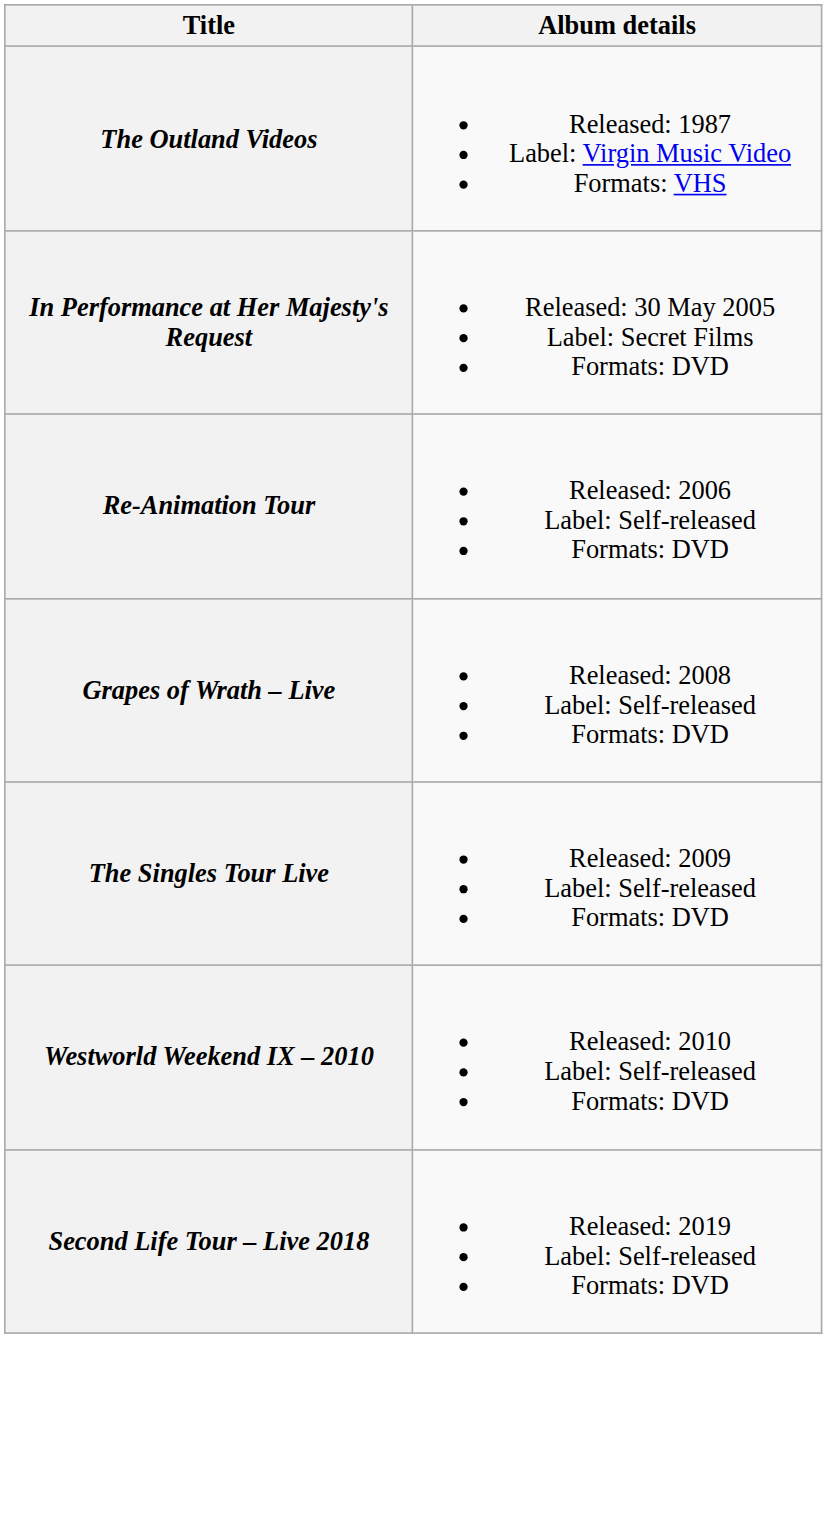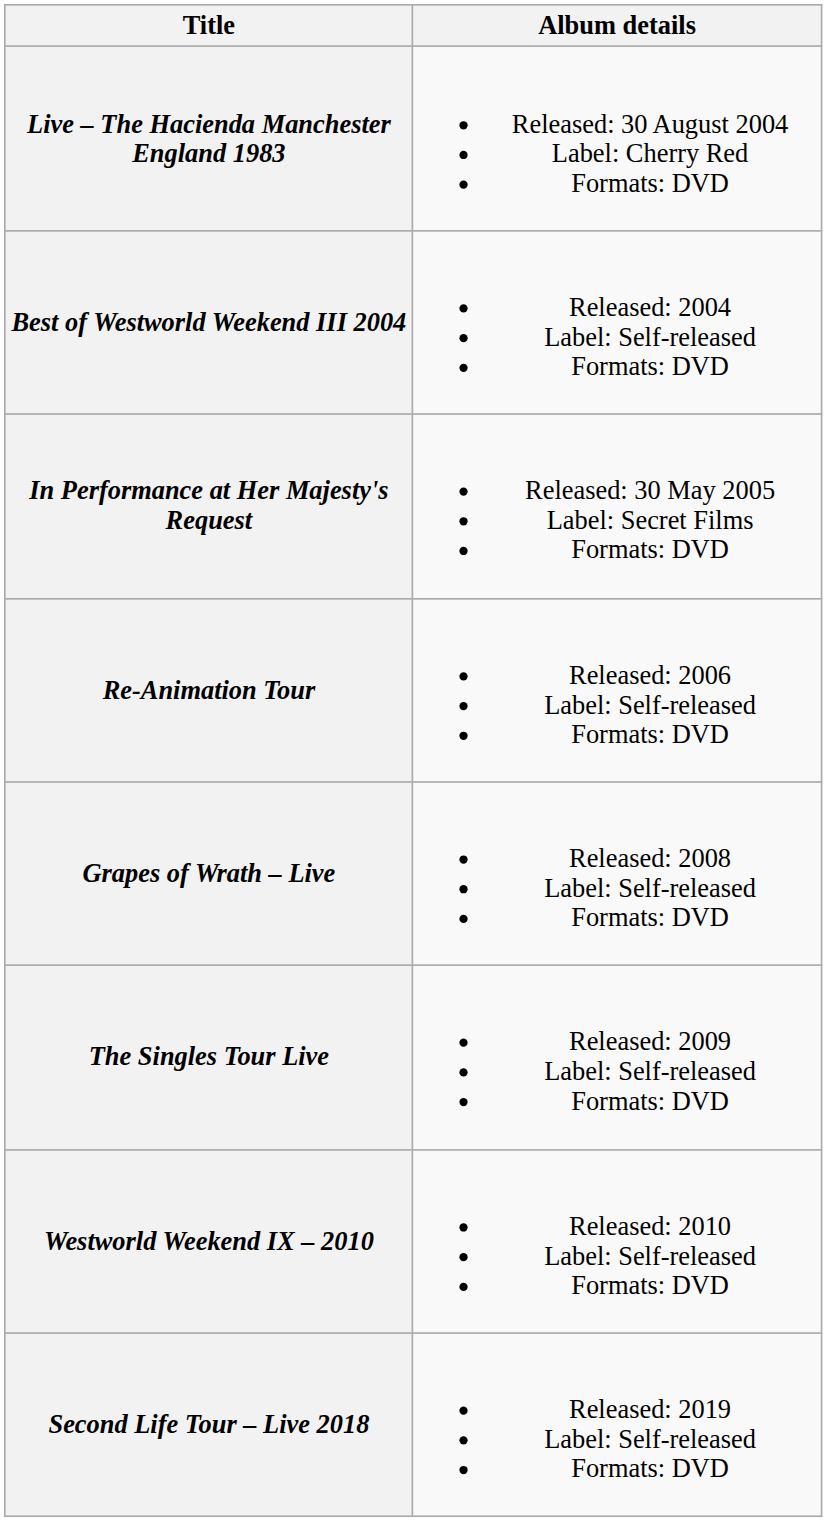- row: (209, 138)
+ row: (209, 138)
+ row: (209, 322)
